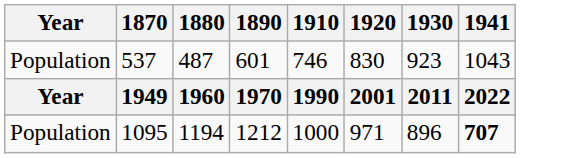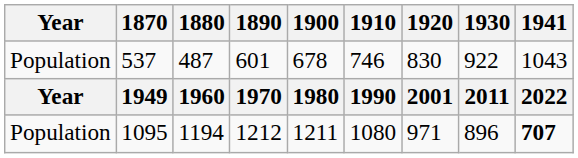+ column: (316, 22)
(424, 59) 923 -> (481, 59) 922
(316, 133) 1000 -> (373, 133) 1080
